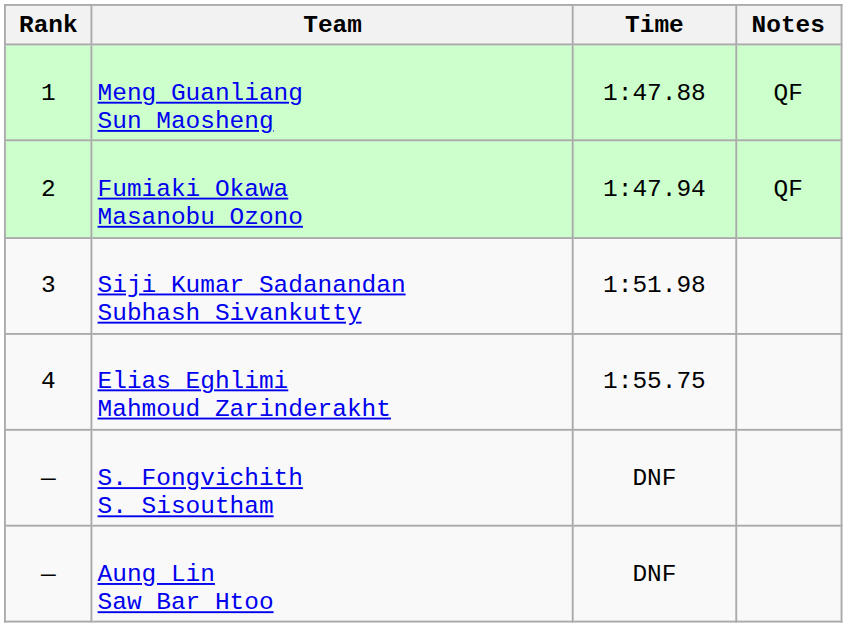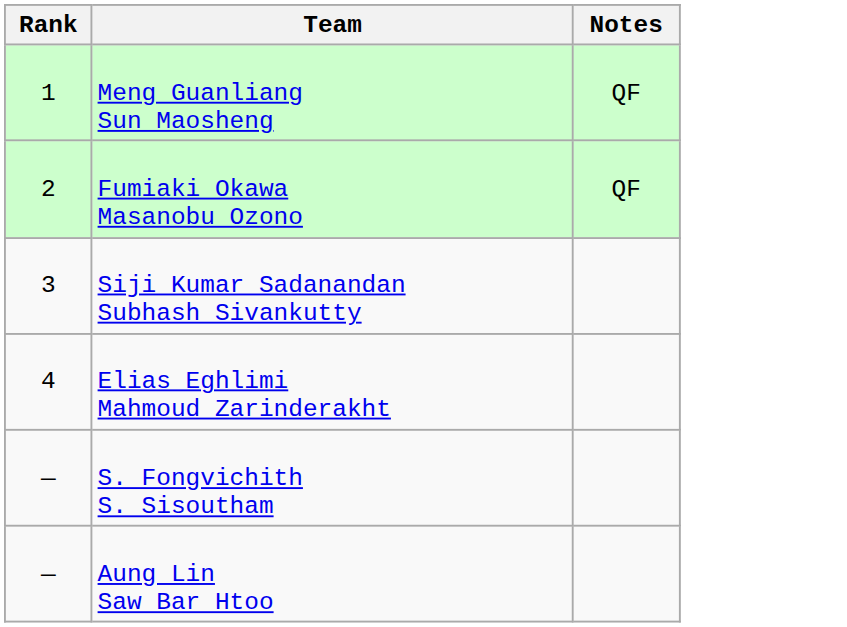- column: (654, 25)
